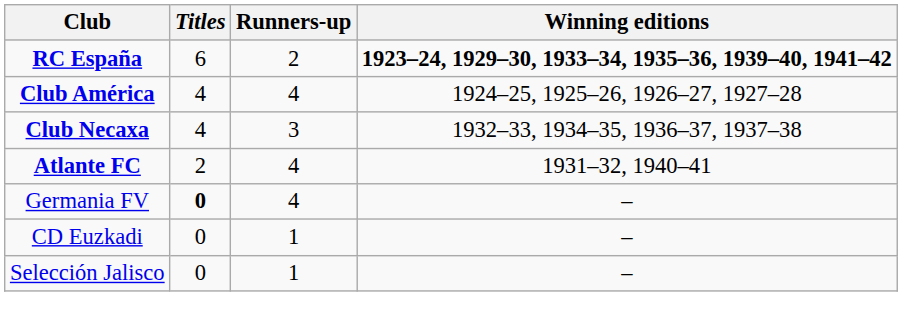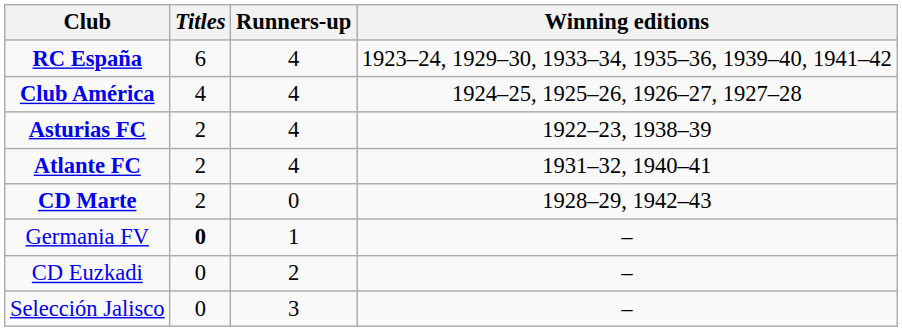(294, 58) 2 -> (294, 58) 4
(627, 58) bold -> (627, 58) normal
- row: (87, 129)
+ row: (87, 129)
+ row: (87, 201)
(294, 201) 4 -> (294, 237) 1
(294, 237) 1 -> (294, 272) 2
(294, 272) 1 -> (294, 308) 3
